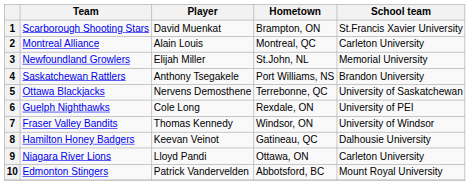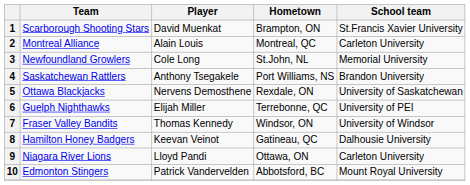(180, 60) Elijah Miller -> (177, 60) Cole Long
(292, 92) Terrebonne, QC -> (285, 92) Rexdale, ON
(177, 108) Cole Long -> (180, 108) Elijah Miller
(285, 108) Rexdale, ON -> (292, 108) Terrebonne, QC
